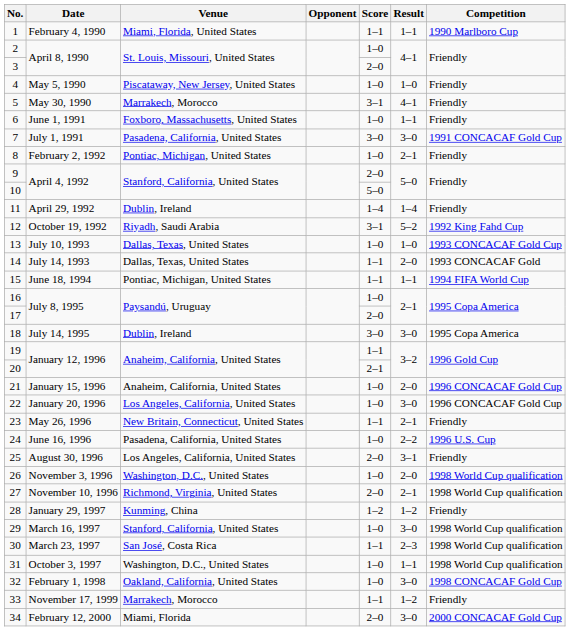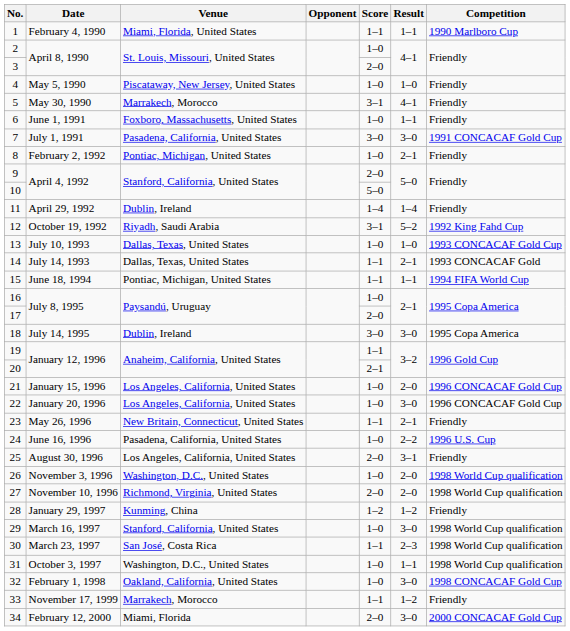(409, 262) 2–0 -> (409, 262) 2–1
(202, 386) Anaheim, California, United States -> (209, 386) Los Angeles, California, United States
(409, 492) 2–1 -> (409, 492) 2–0
